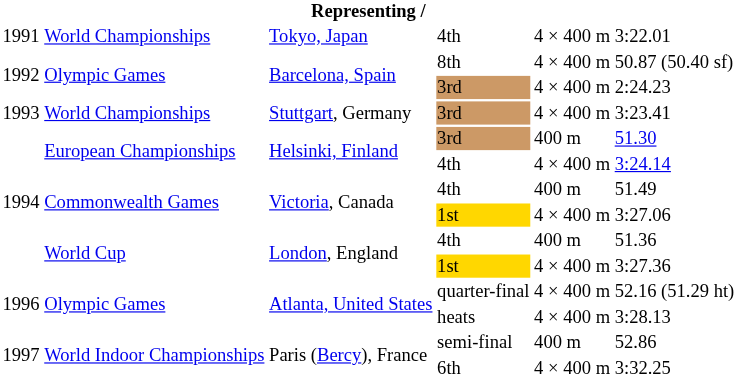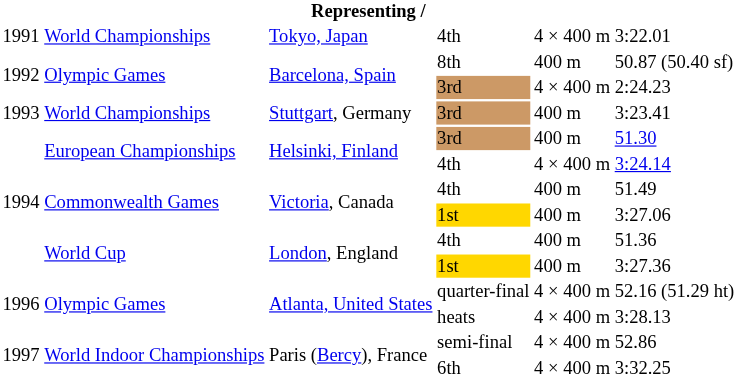(572, 61) 4 × 400 m -> (558, 61) 400 m
(572, 112) 4 × 400 m -> (558, 112) 400 m
(572, 214) 4 × 400 m -> (558, 214) 400 m
(572, 266) 4 × 400 m -> (558, 266) 400 m
(558, 342) 400 m -> (572, 342) 4 × 400 m
